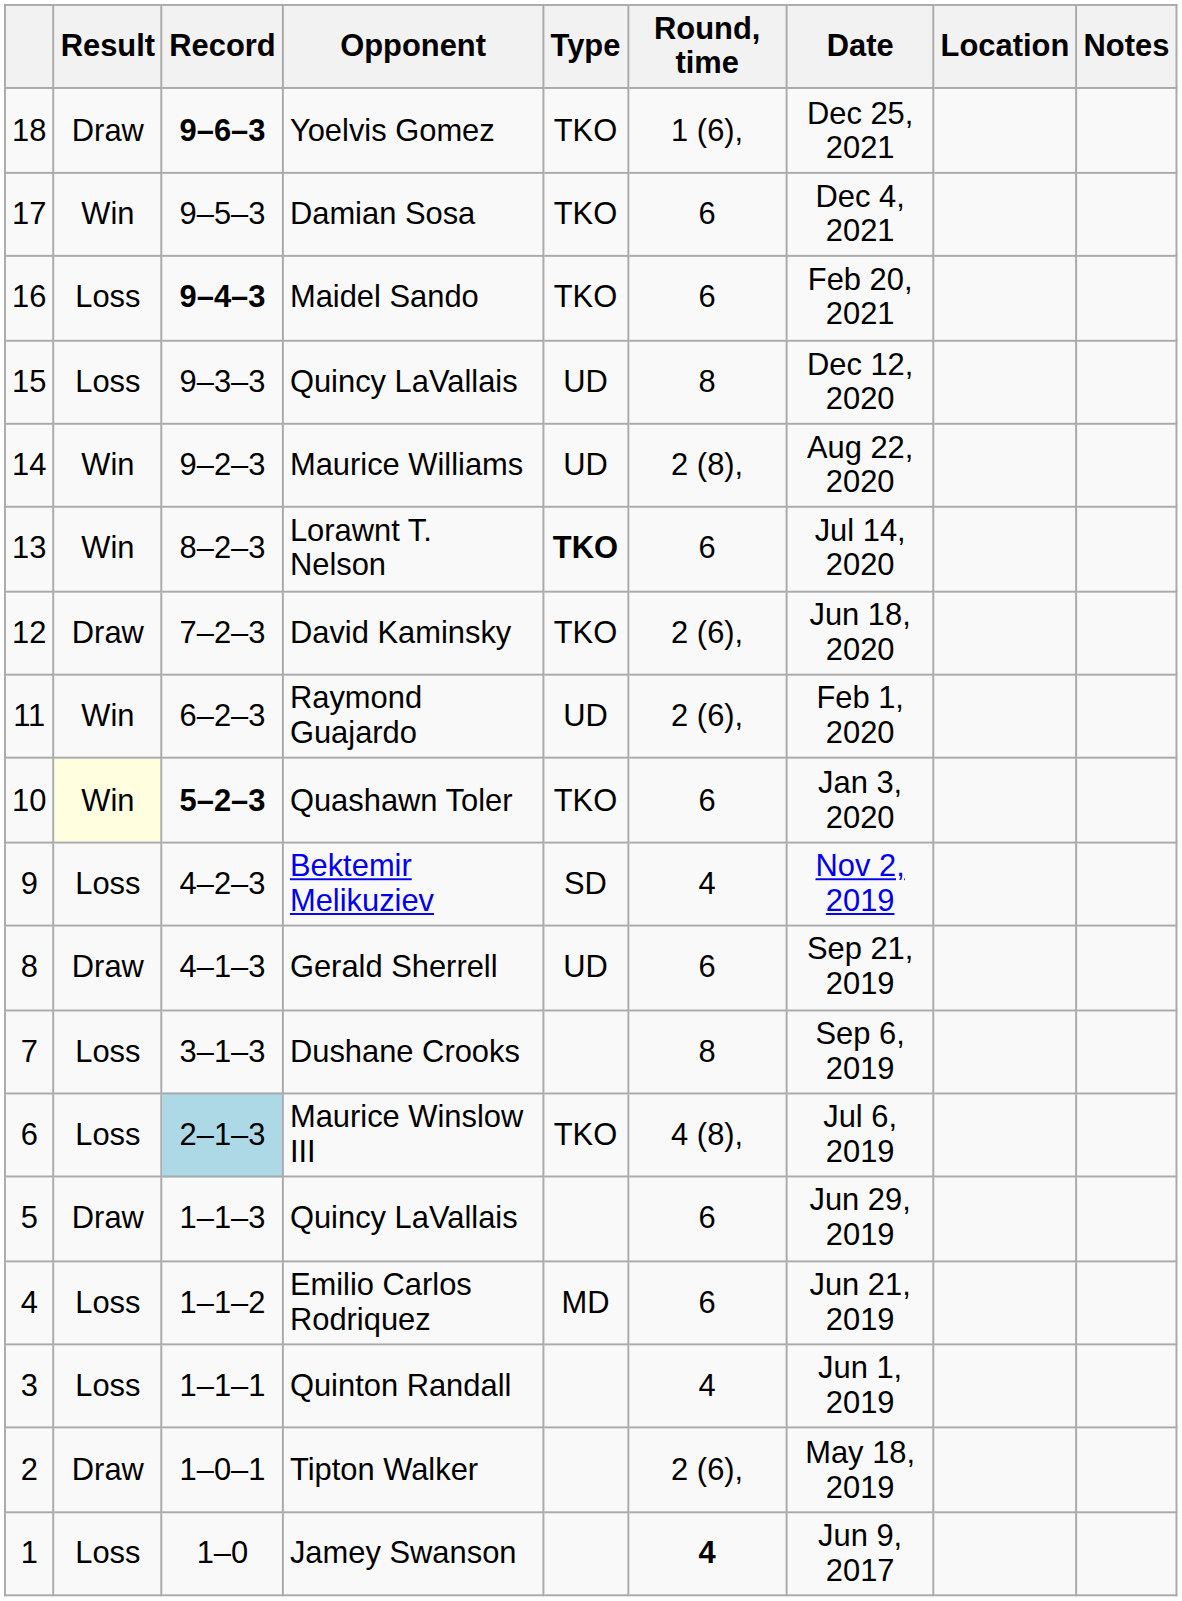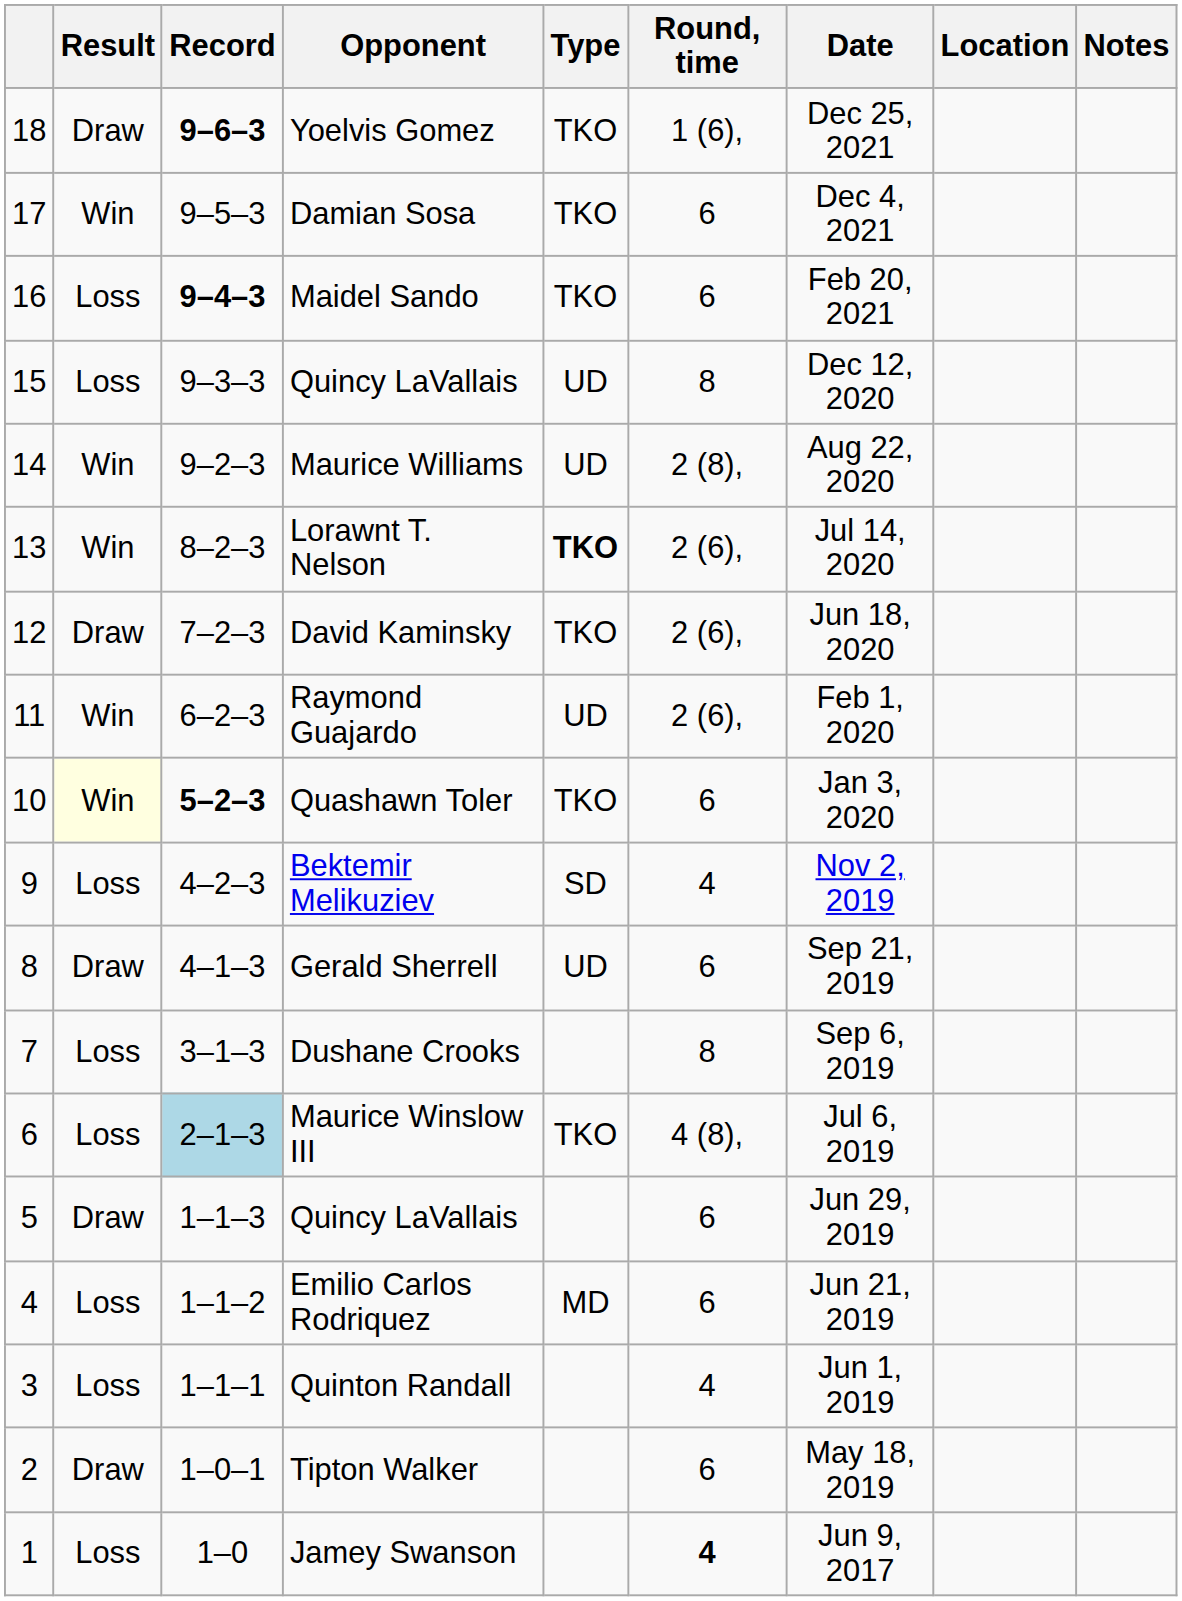(707, 548) 6 -> (707, 548) 2 (6),
(707, 1469) 2 (6), -> (707, 1469) 6
